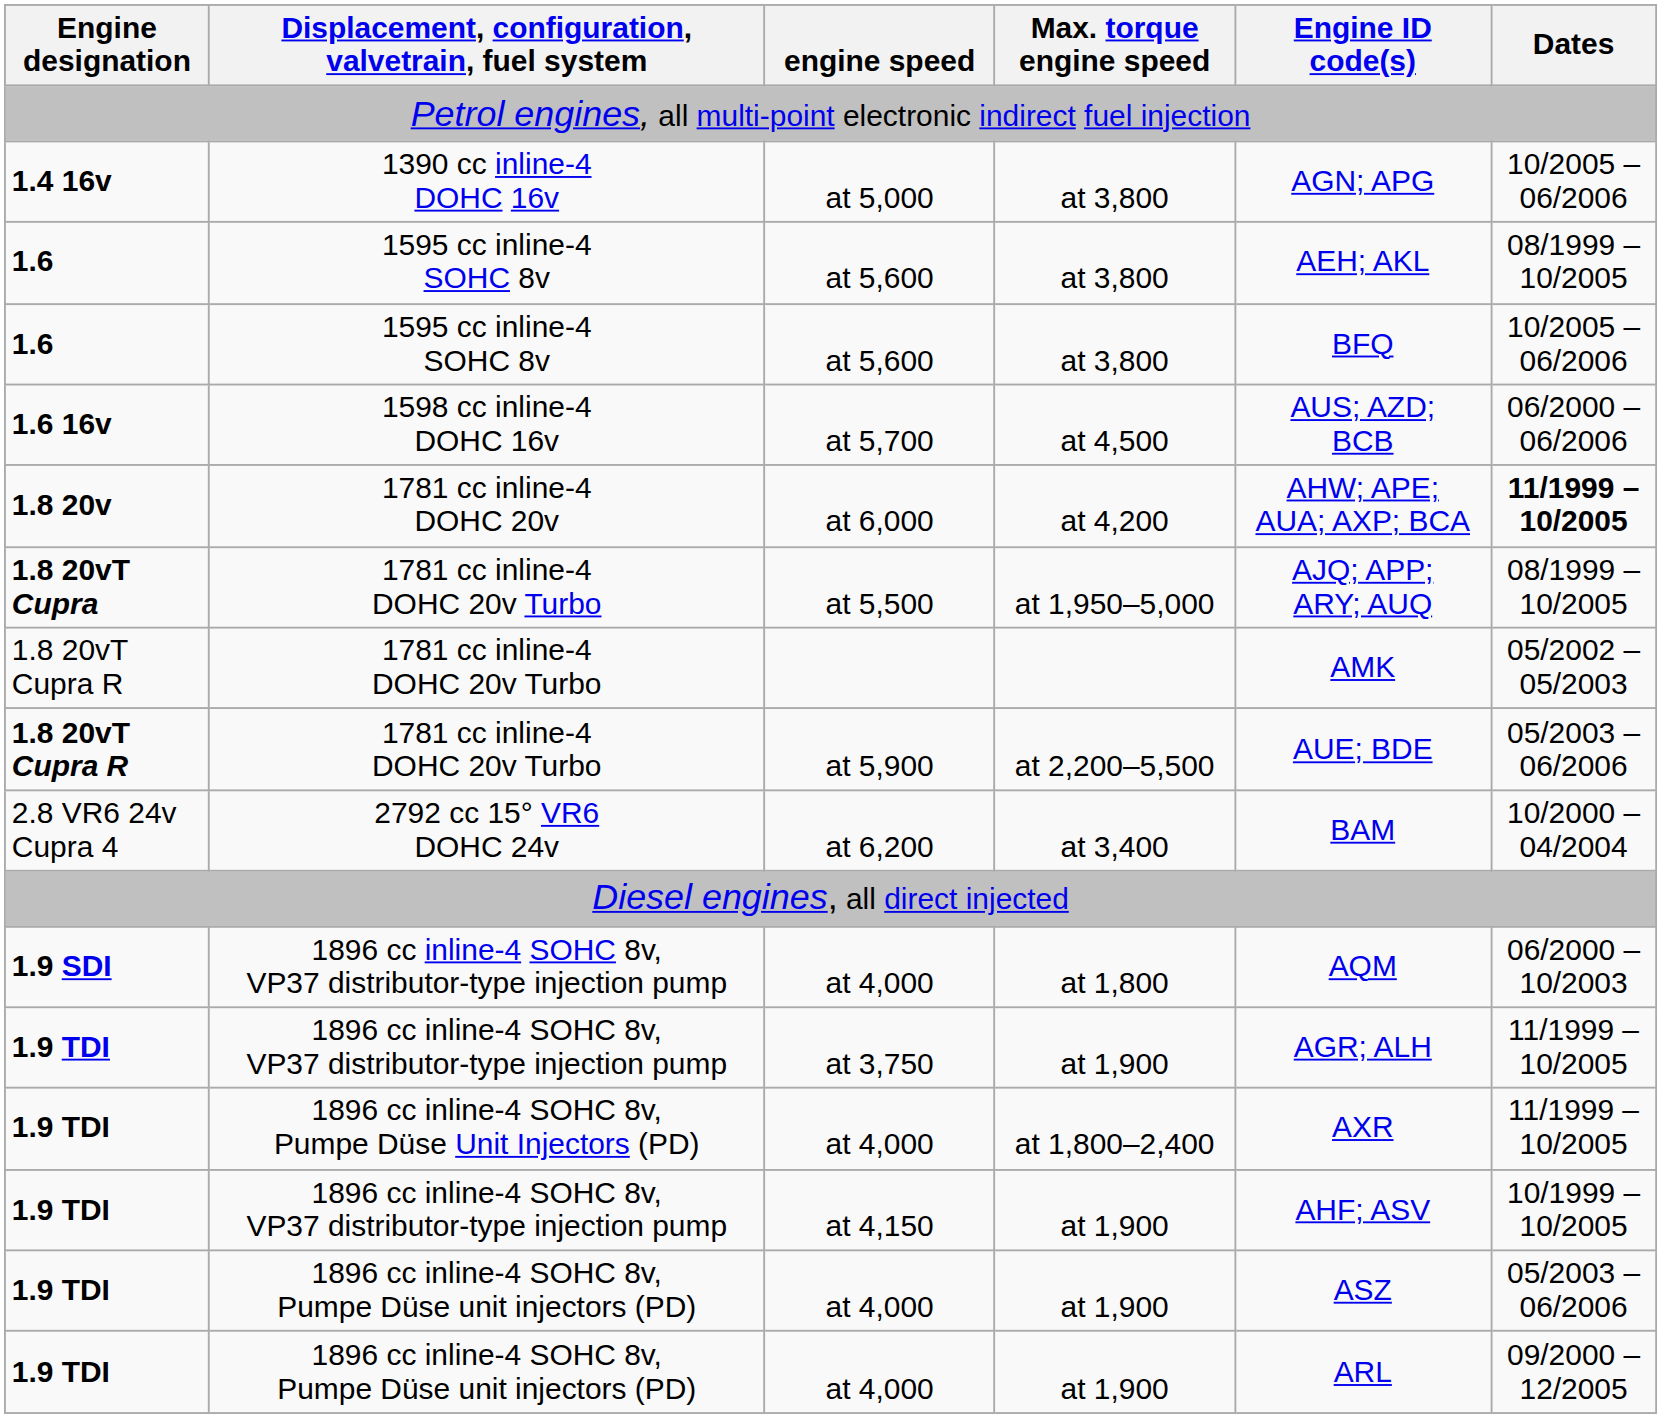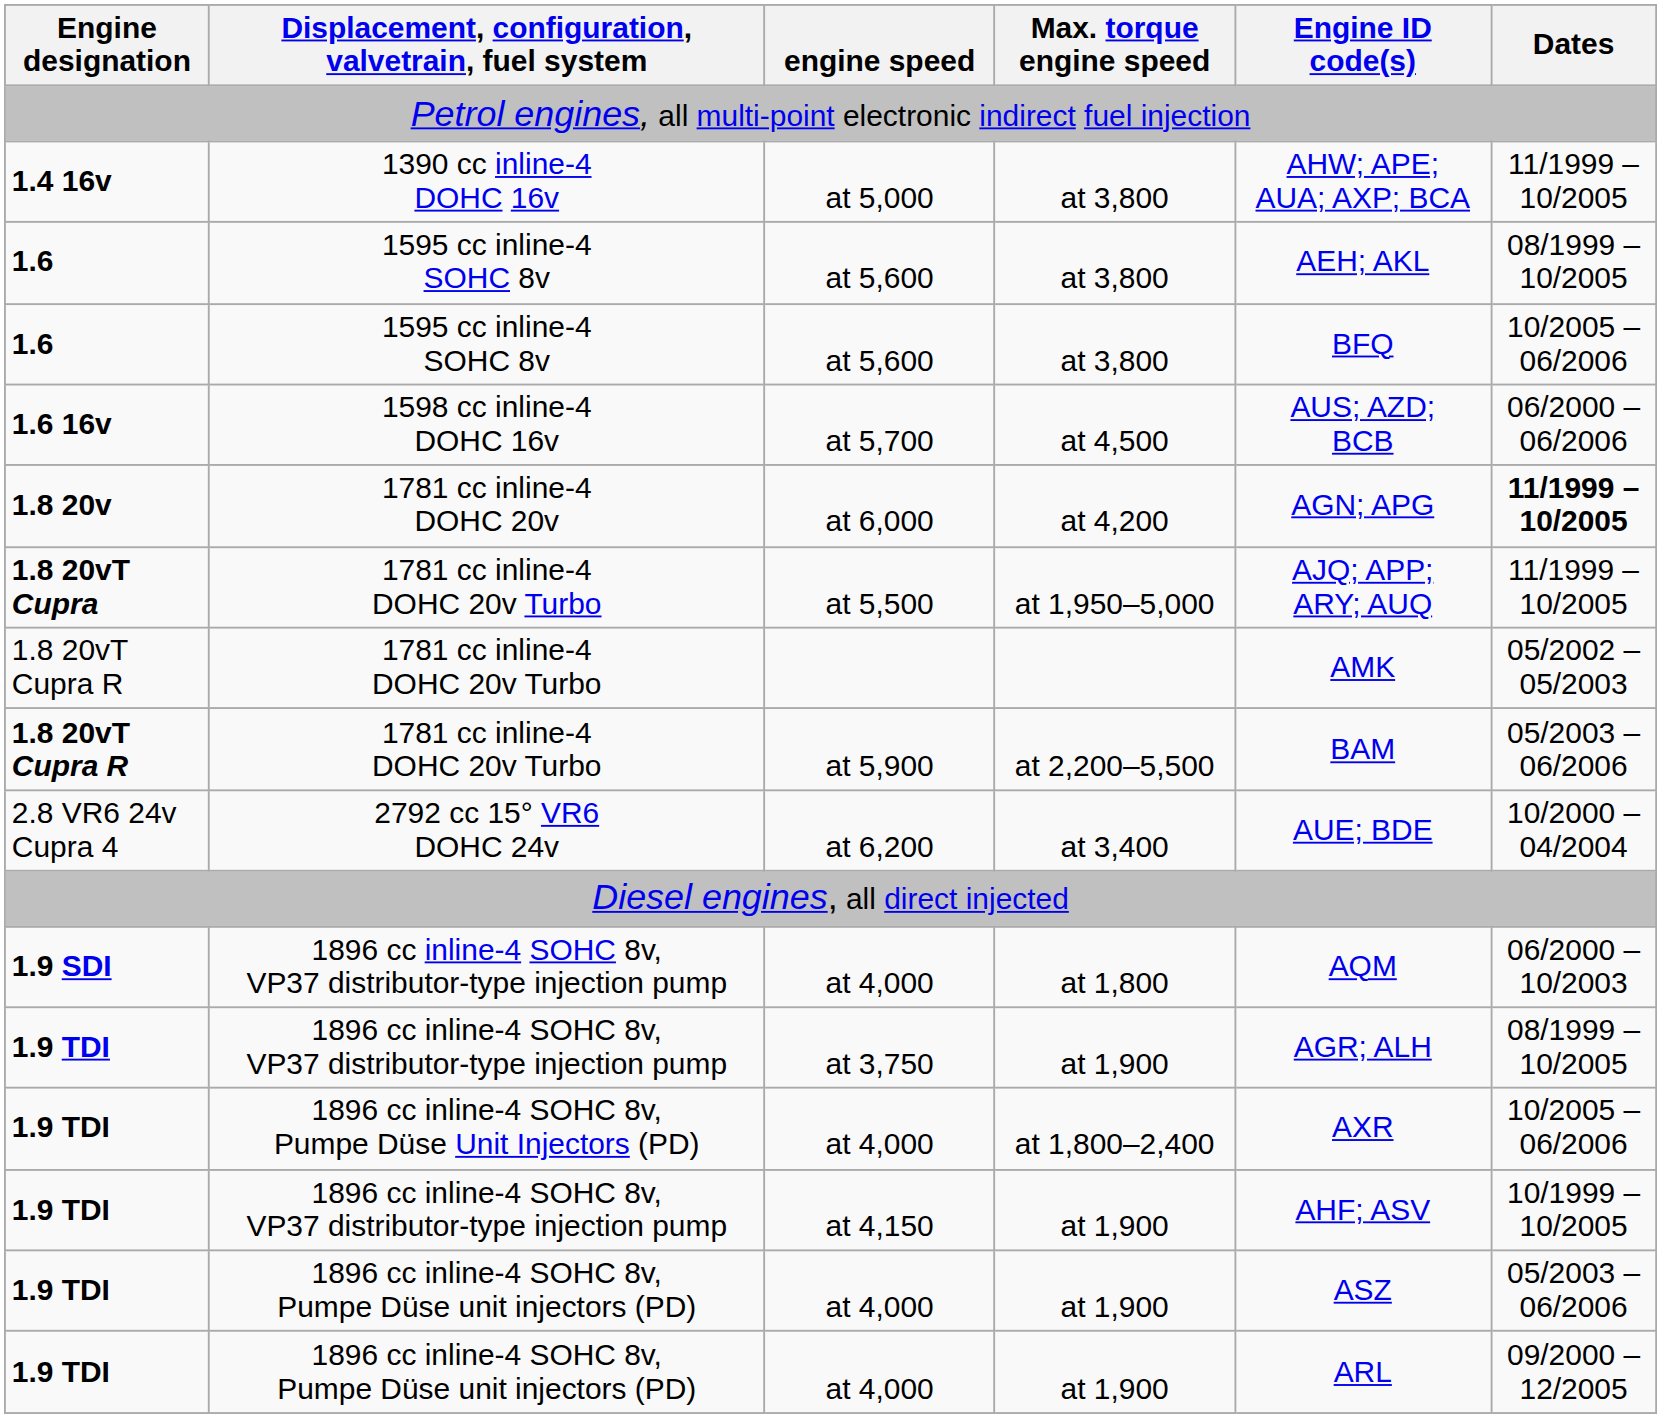(1363, 181) AGN; APG -> (1363, 181) AHW; APE; AUA; AXP; BCA
(1574, 181) 10/2005 – 06/2006 -> (1574, 181) 11/1999 – 10/2005
(1363, 505) AHW; APE; AUA; AXP; BCA -> (1363, 505) AGN; APG
(1574, 586) 08/1999 – 10/2005 -> (1574, 586) 11/1999 – 10/2005
(1363, 748) AUE; BDE -> (1363, 748) BAM
(1363, 829) BAM -> (1363, 829) AUE; BDE
(1574, 1047) 11/1999 – 10/2005 -> (1574, 1047) 08/1999 – 10/2005
(1574, 1128) 11/1999 – 10/2005 -> (1574, 1128) 10/2005 – 06/2006
